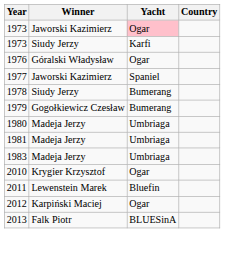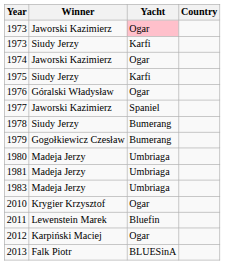+ row: (17, 60)
+ row: (17, 76)
